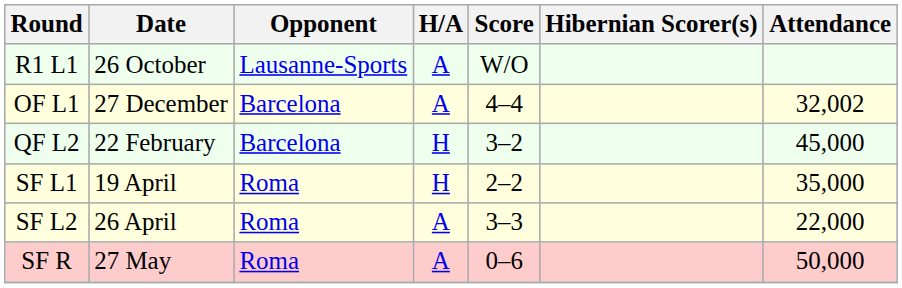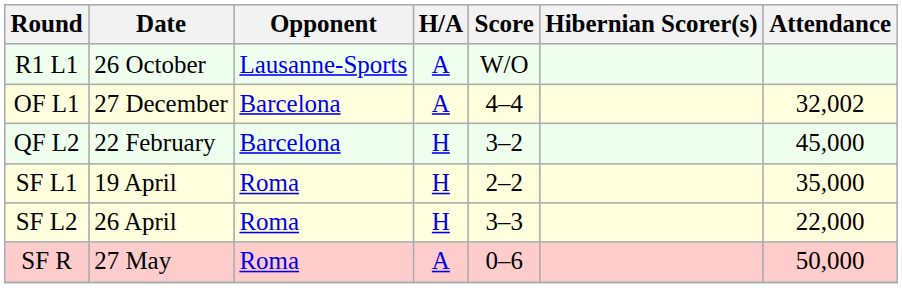(441, 222) A -> (441, 222) H
